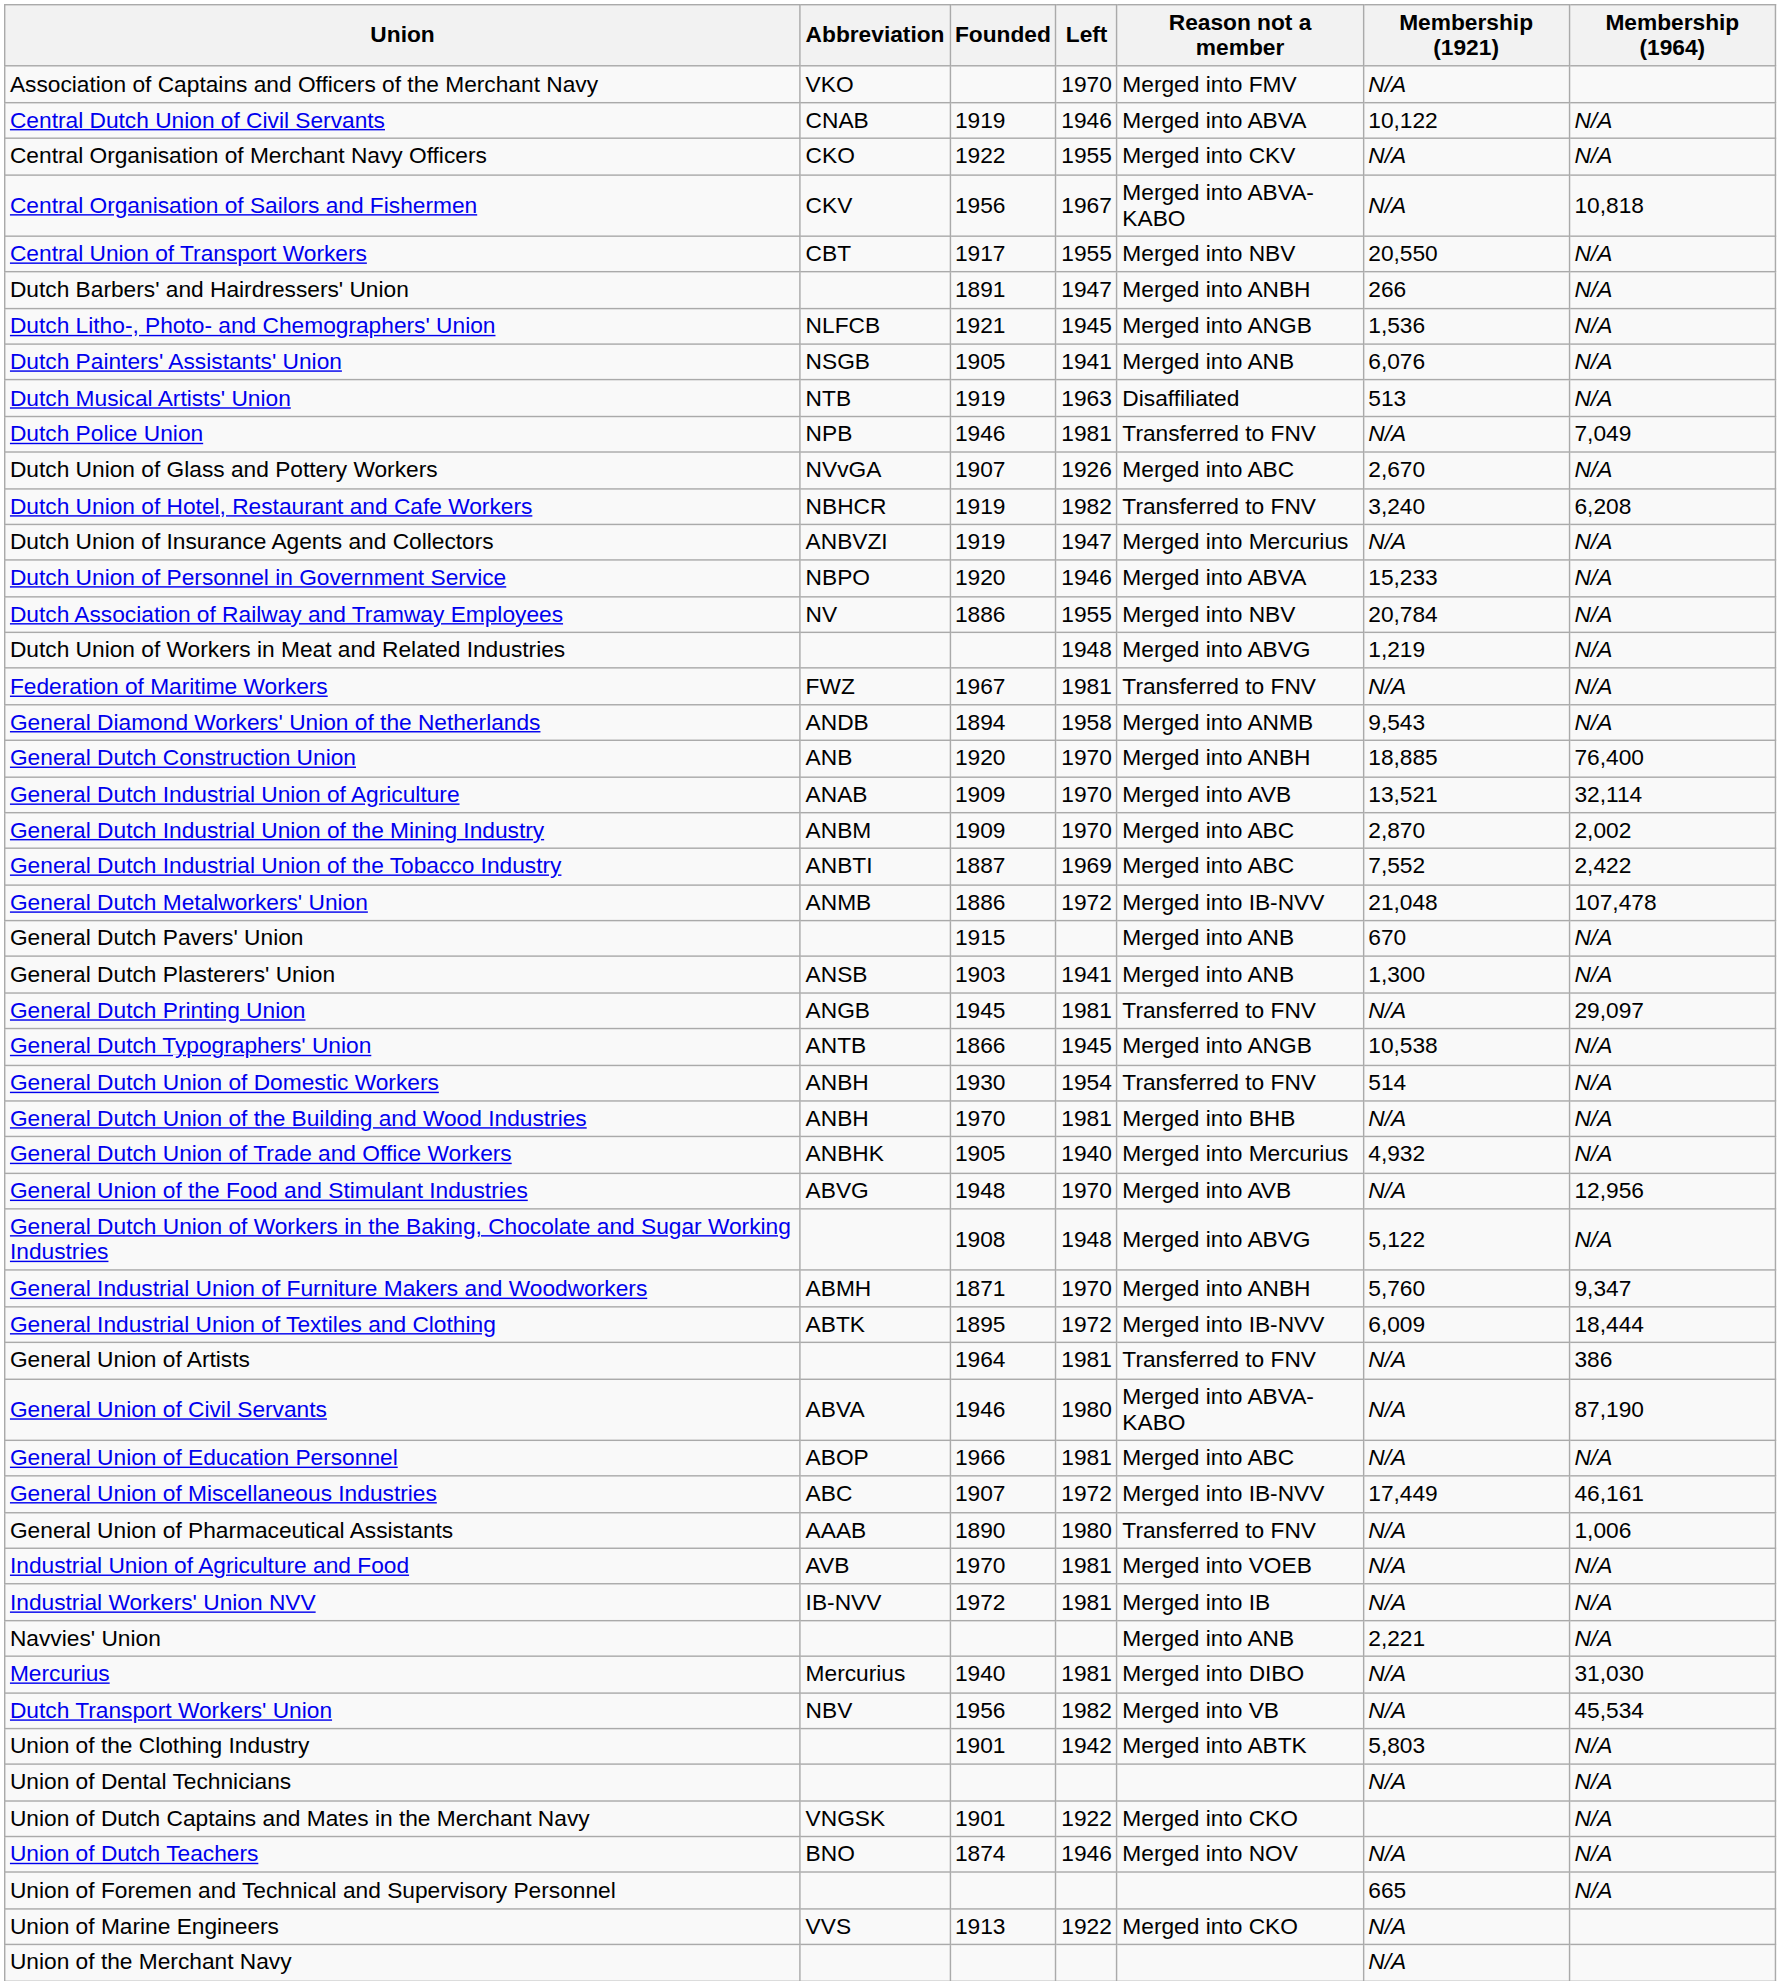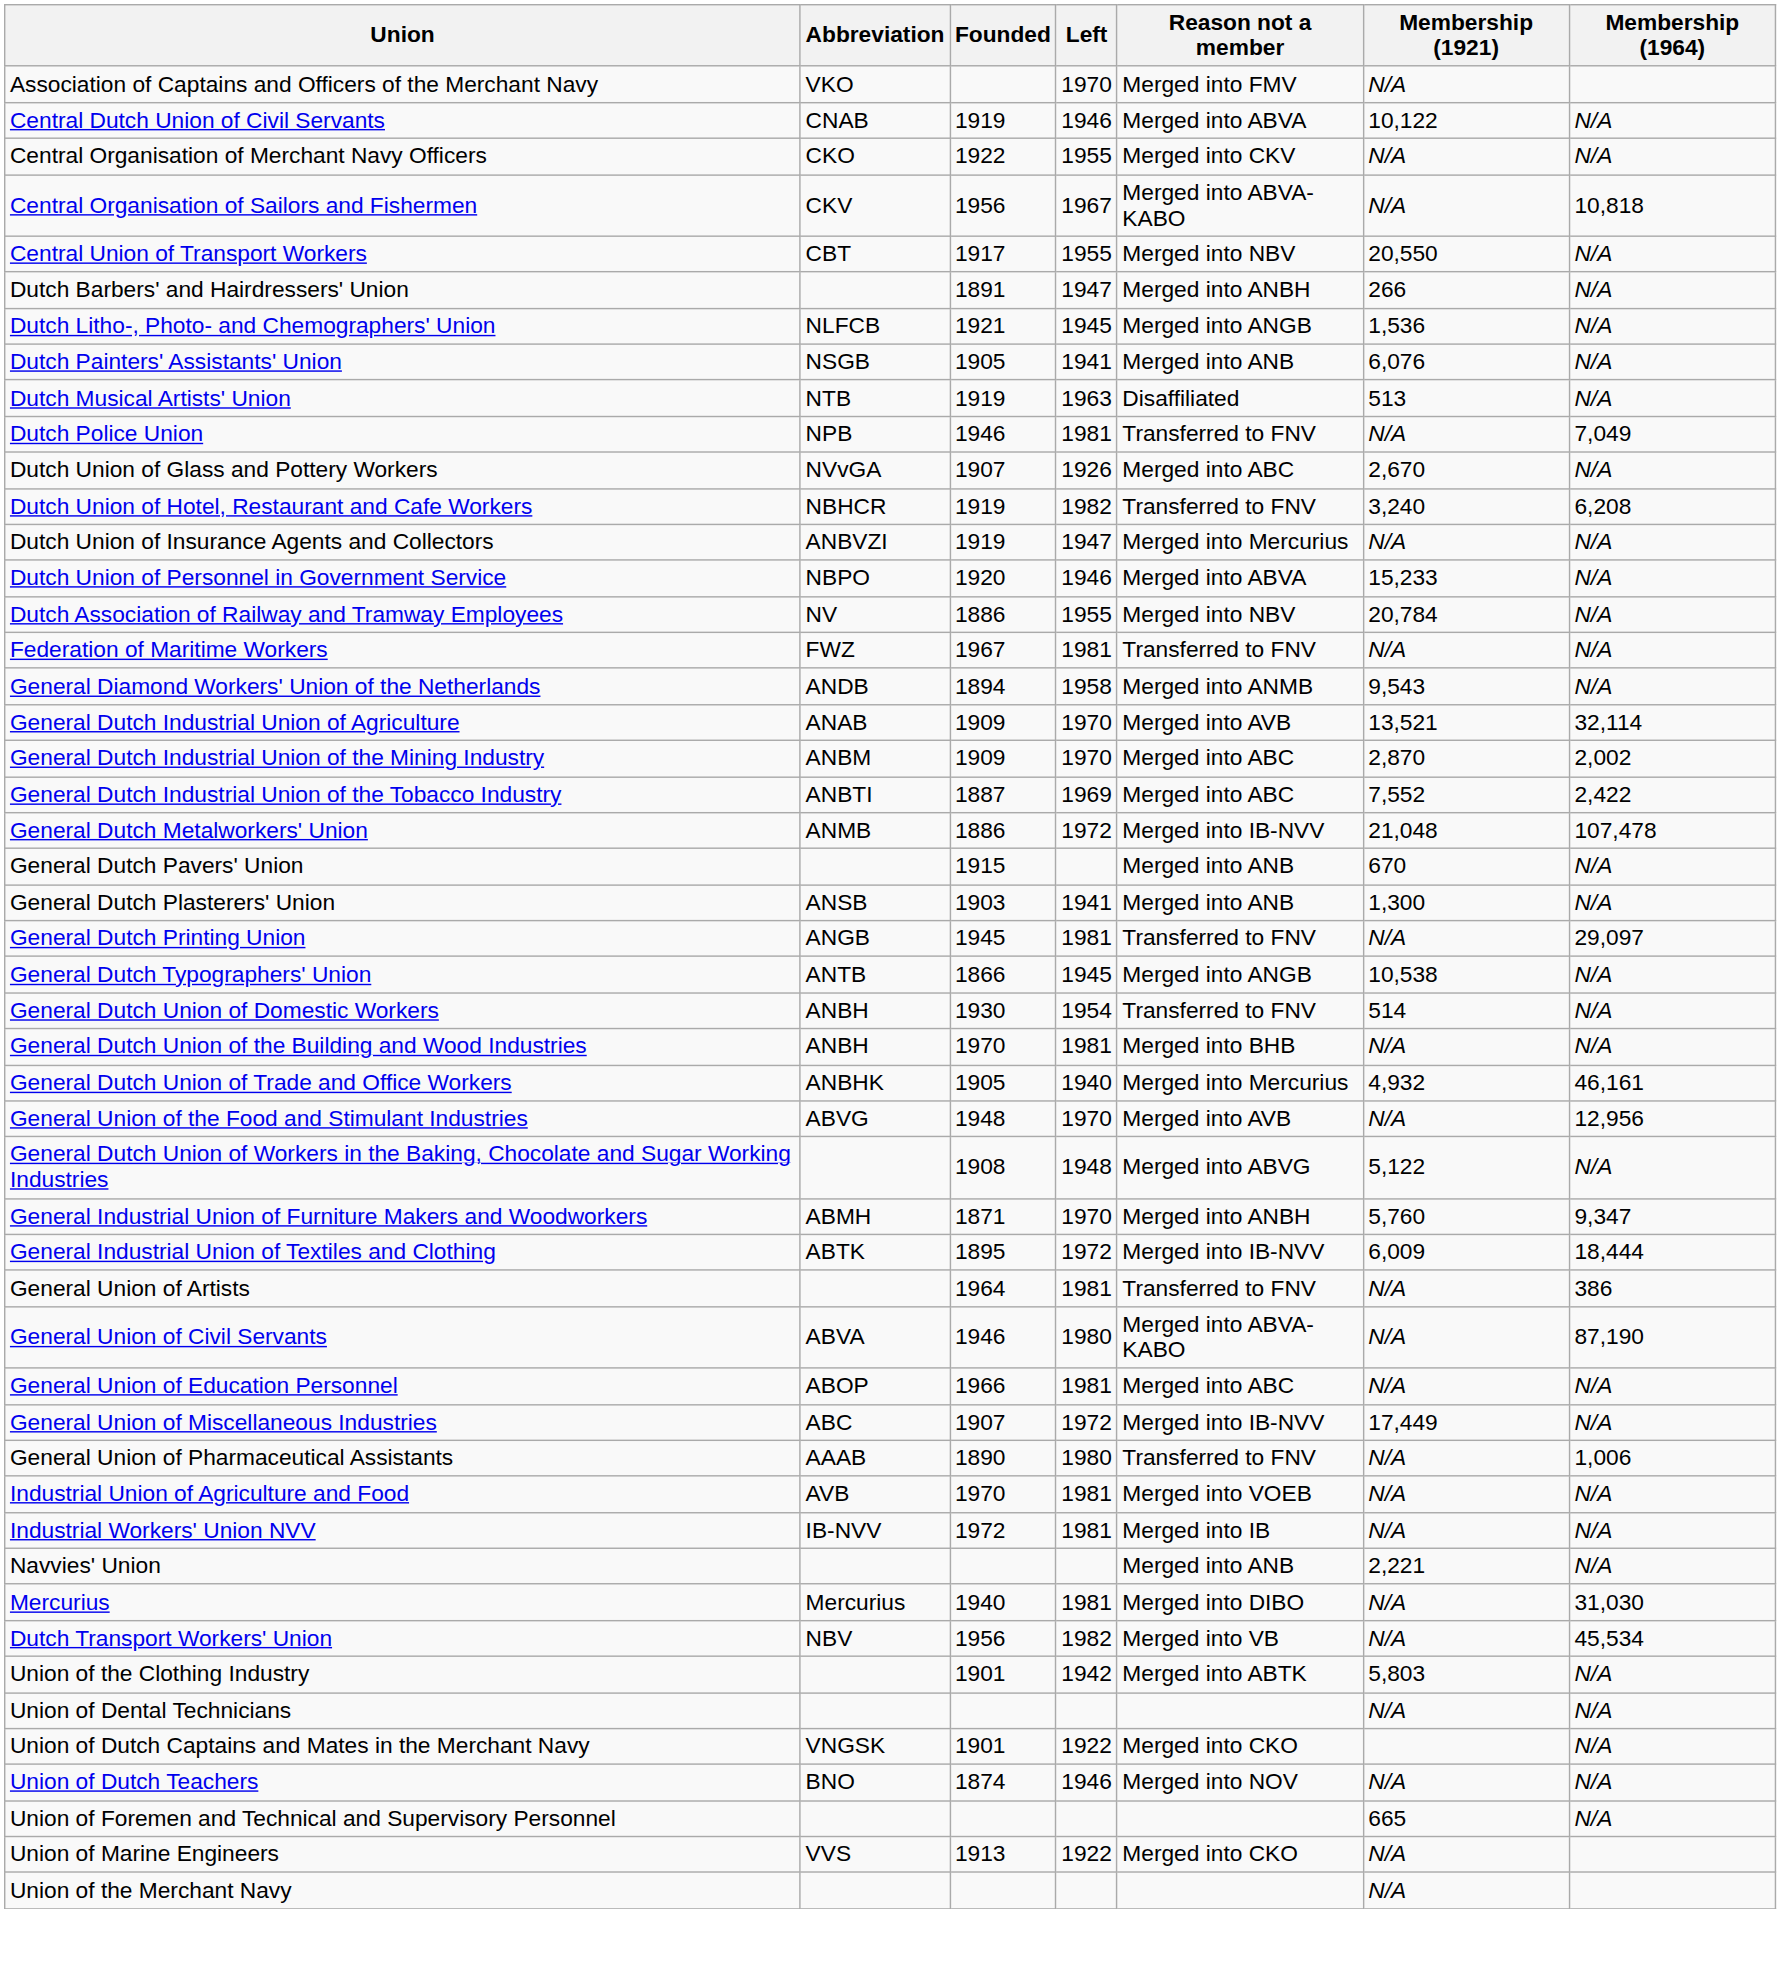- row: (288, 650)
- row: (183, 758)
(1593, 1154) N/A -> (1609, 1082) 46,161
(1609, 1493) 46,161 -> (1593, 1421) N/A
